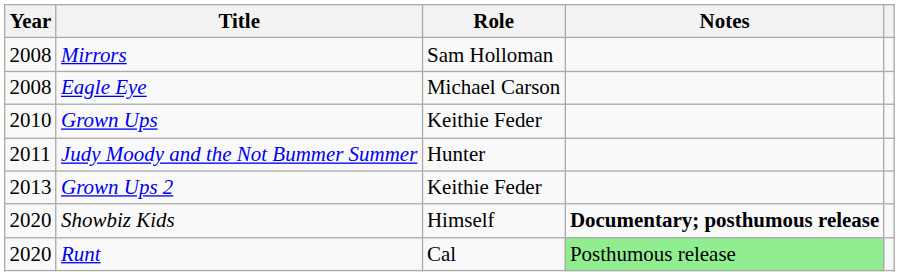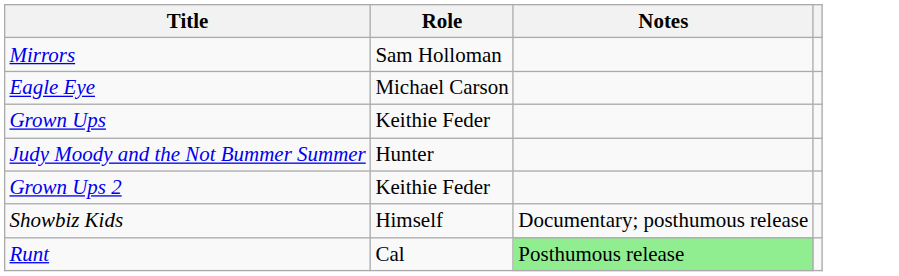- column: (30, 21)
(725, 220) bold -> (663, 220) normal
